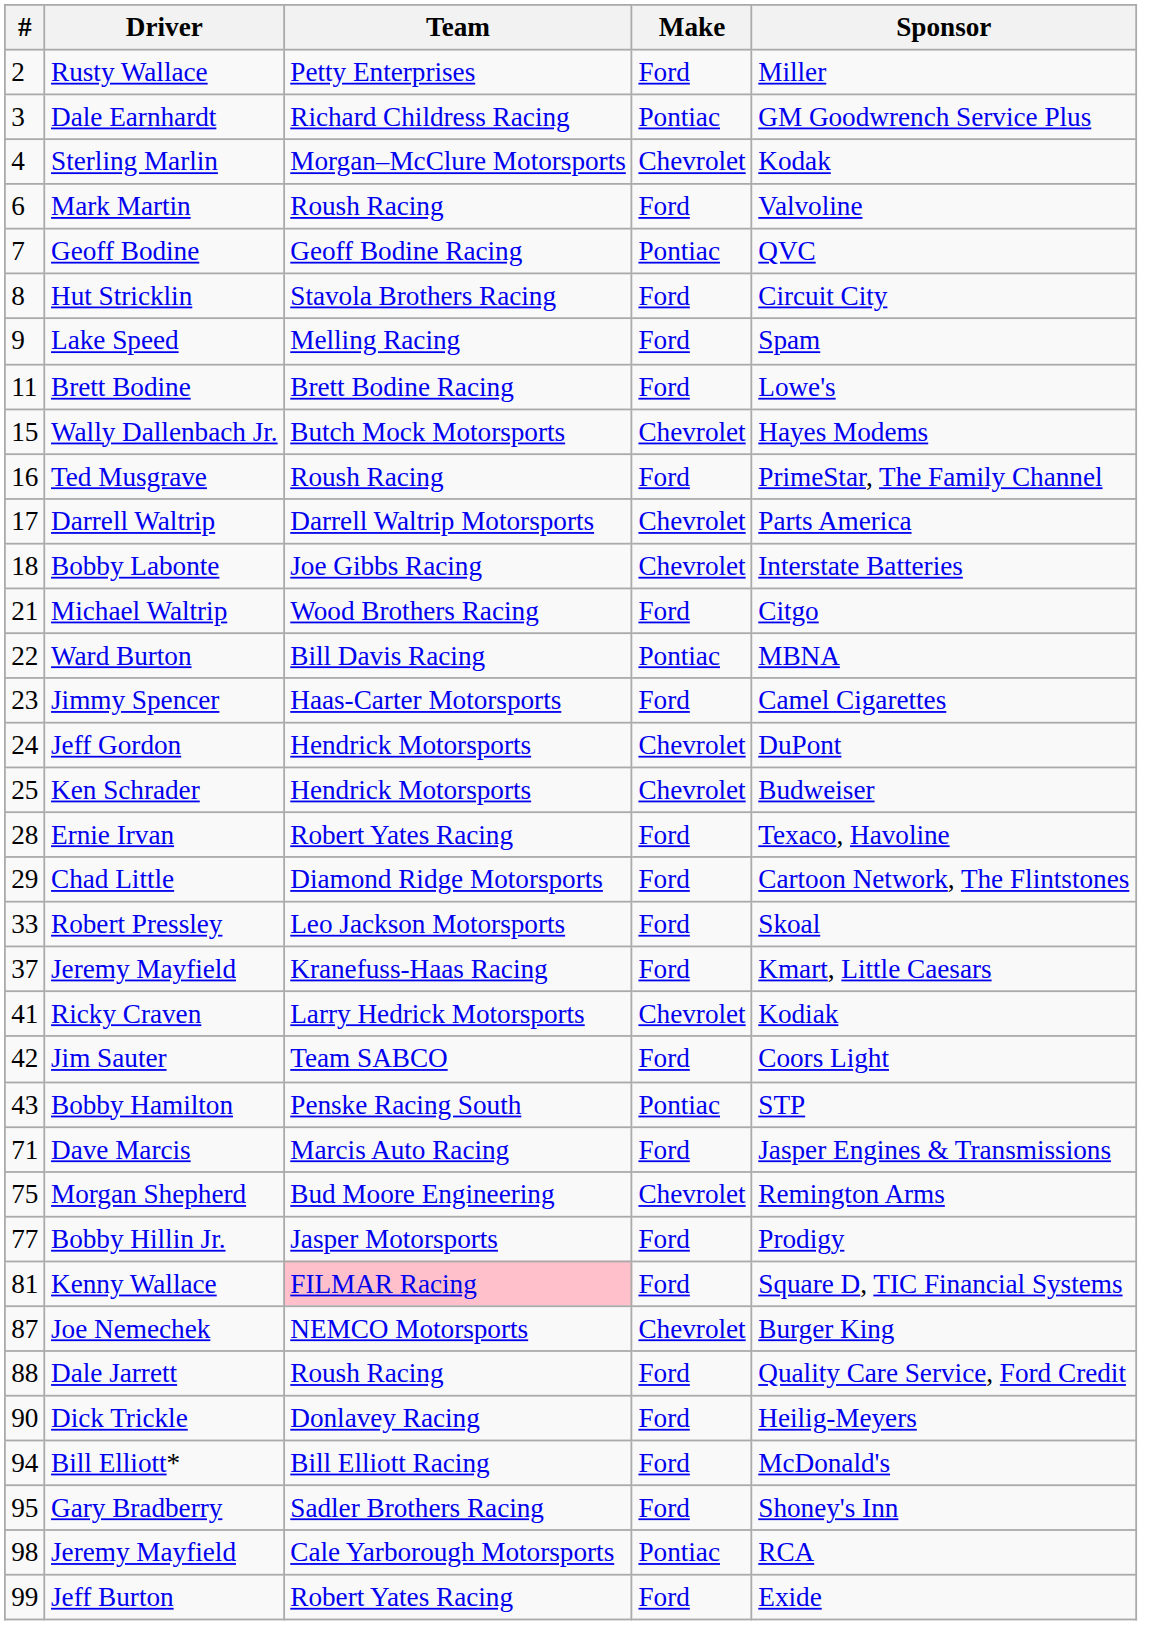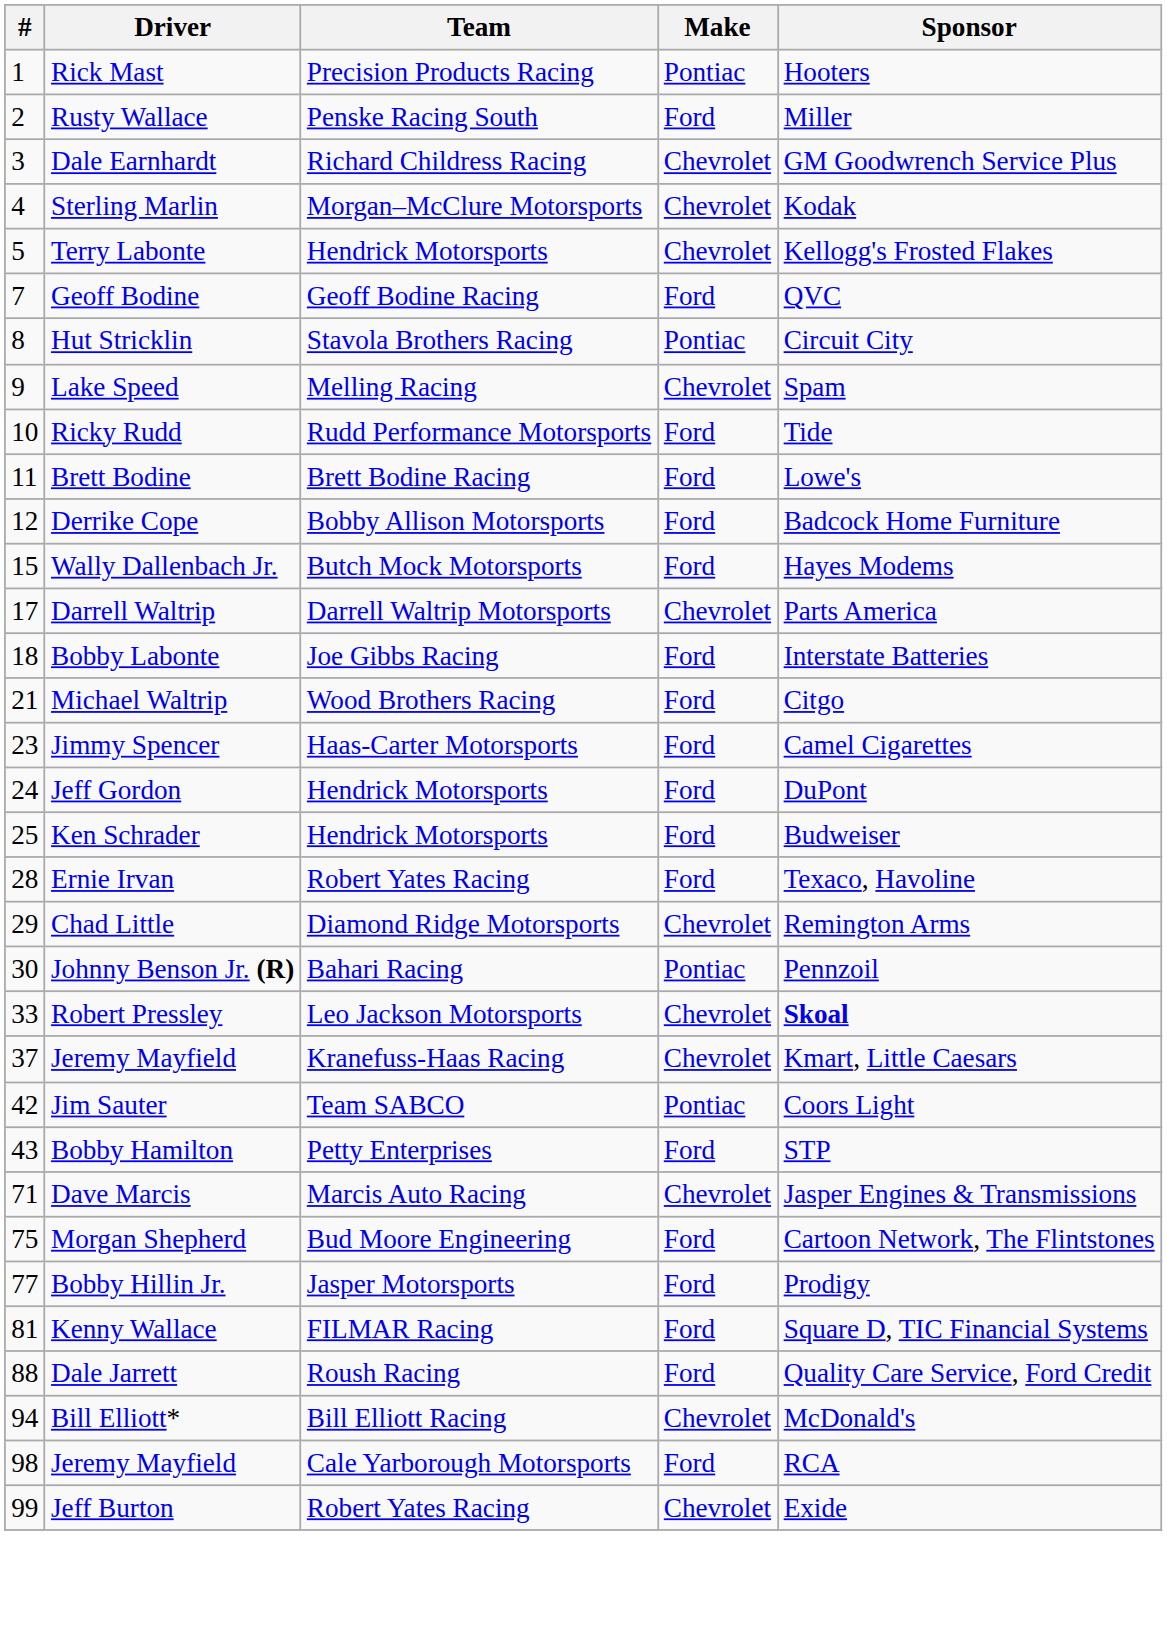+ row: (18, 71)
(383, 71) Petty Enterprises -> (422, 116) Penske Racing South
(679, 116) Pontiac -> (717, 161) Chevrolet
+ row: (18, 251)
- row: (18, 206)
(679, 251) Pontiac -> (690, 296) Ford
(664, 296) Ford -> (705, 341) Pontiac
(664, 341) Ford -> (717, 386) Chevrolet
+ row: (25, 430)
+ row: (25, 520)
(692, 430) Chevrolet -> (690, 565) Ford
- row: (25, 475)
(692, 565) Chevrolet -> (690, 655) Ford
- row: (25, 655)
(692, 744) Chevrolet -> (690, 789) Ford
(692, 789) Chevrolet -> (690, 834) Ford
(664, 879) Ford -> (717, 924) Chevrolet
(944, 879) Cartoon Network, The Flintstones -> (877, 924) Remington Arms
+ row: (25, 969)
(664, 924) Ford -> (717, 1014) Chevrolet
(789, 924) normal -> (816, 1014) bold
(664, 969) Ford -> (717, 1058) Chevrolet
- row: (25, 1014)
(664, 1058) Ford -> (705, 1103) Pontiac
(406, 1103) Penske Racing South -> (399, 1148) Petty Enterprises
(679, 1103) Pontiac -> (690, 1148) Ford
(664, 1148) Ford -> (717, 1193) Chevrolet
(692, 1193) Chevrolet -> (690, 1238) Ford
(852, 1193) Remington Arms -> (969, 1238) Cartoon Network, The Flintstones
(384, 1283) pink background -> (400, 1328) no background
- row: (25, 1328)
- row: (25, 1417)
(664, 1462) Ford -> (717, 1417) Chevrolet
- row: (25, 1507)
(679, 1552) Pontiac -> (690, 1462) Ford
(664, 1597) Ford -> (717, 1507) Chevrolet
